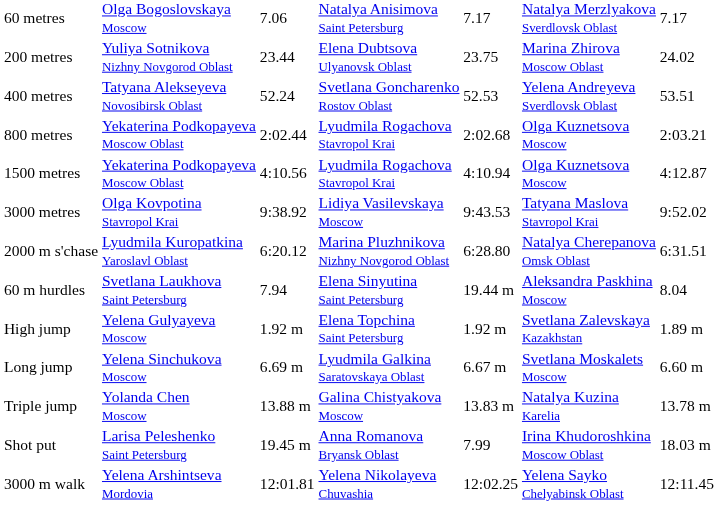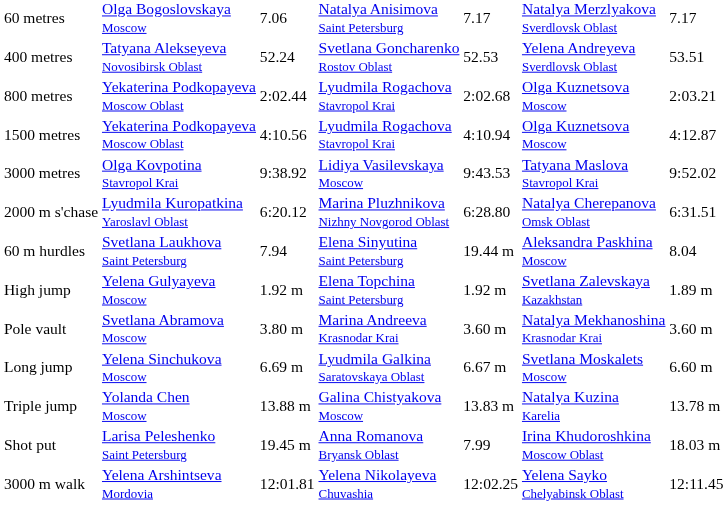- row: (38, 57)
+ row: (35, 328)
